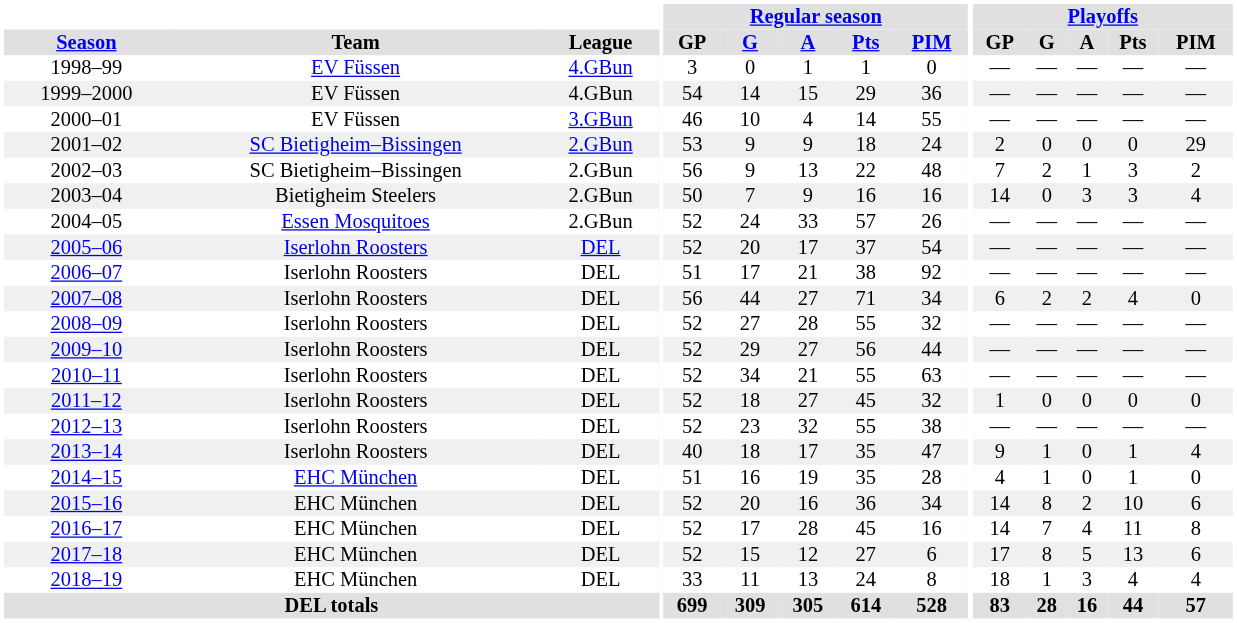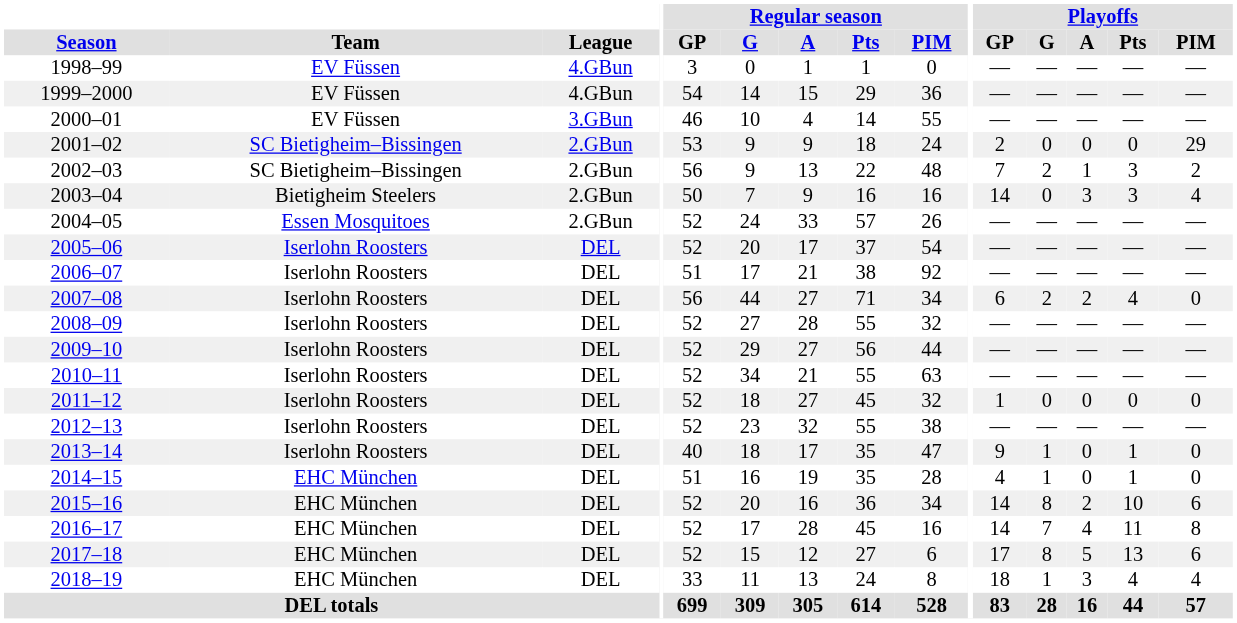(1196, 451) 4 -> (1196, 451) 0
